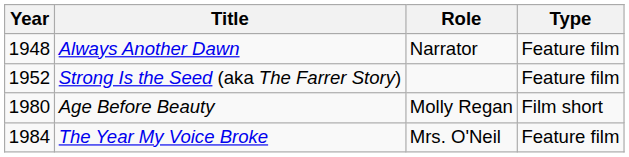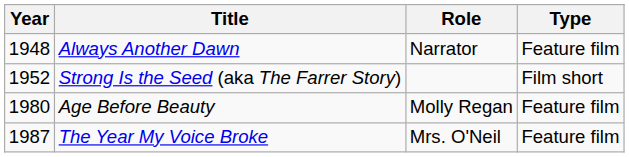(570, 78) Feature film -> (562, 78) Film short
(562, 107) Film short -> (570, 107) Feature film
(30, 136) 1984 -> (30, 136) 1987
